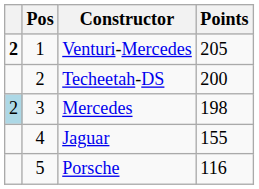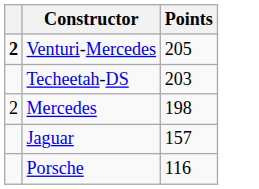- column: (40, 19)
(214, 78) 200 -> (178, 78) 203
(13, 108) lightblue background -> (13, 108) no background
(214, 138) 155 -> (178, 138) 157
